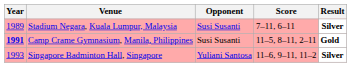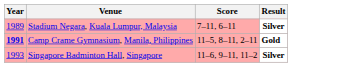- column: (224, 12)
